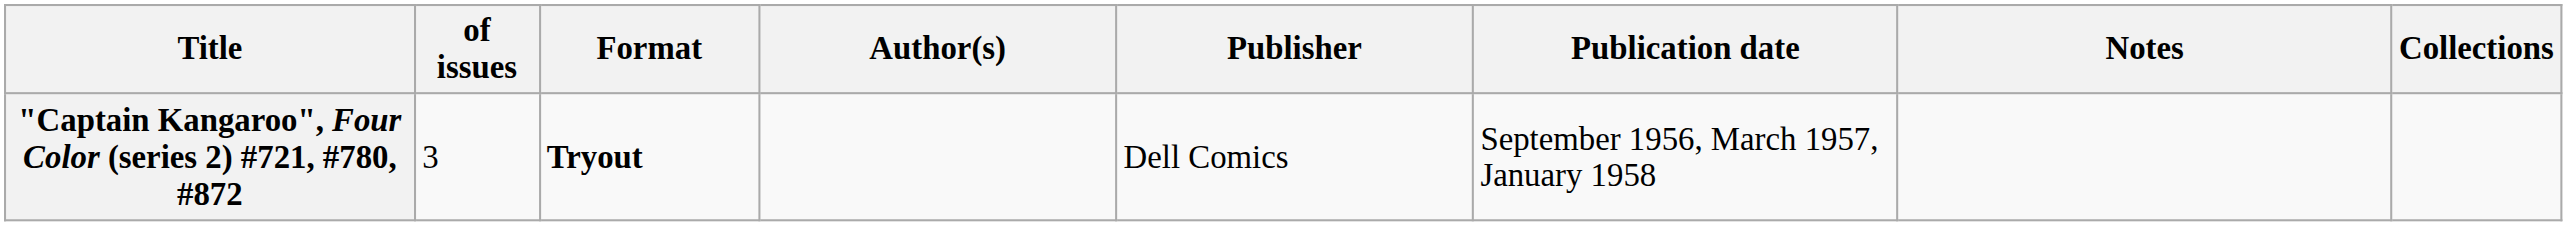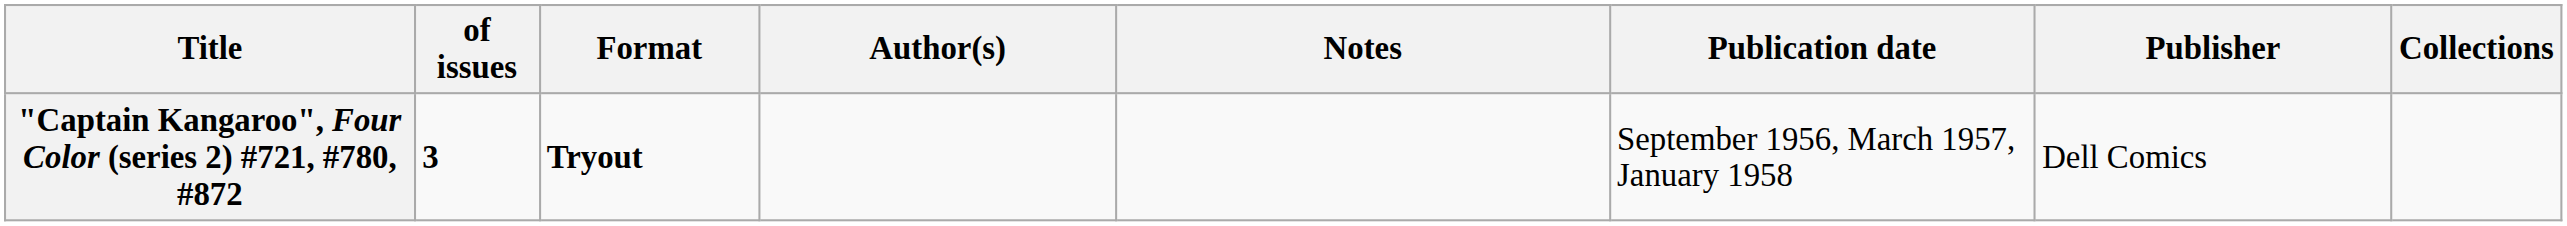columns swapped: (1294, 48) <-> (2145, 48)
(430, 156) normal -> (430, 156) bold
